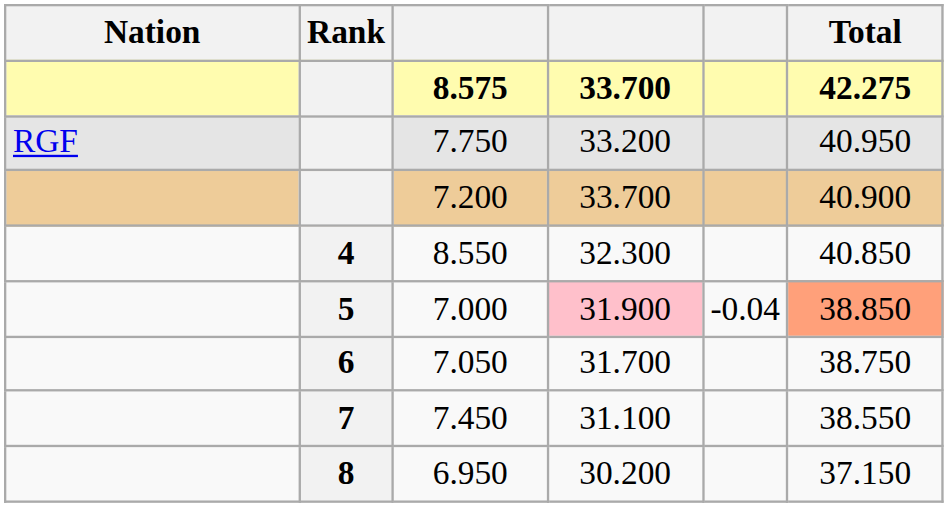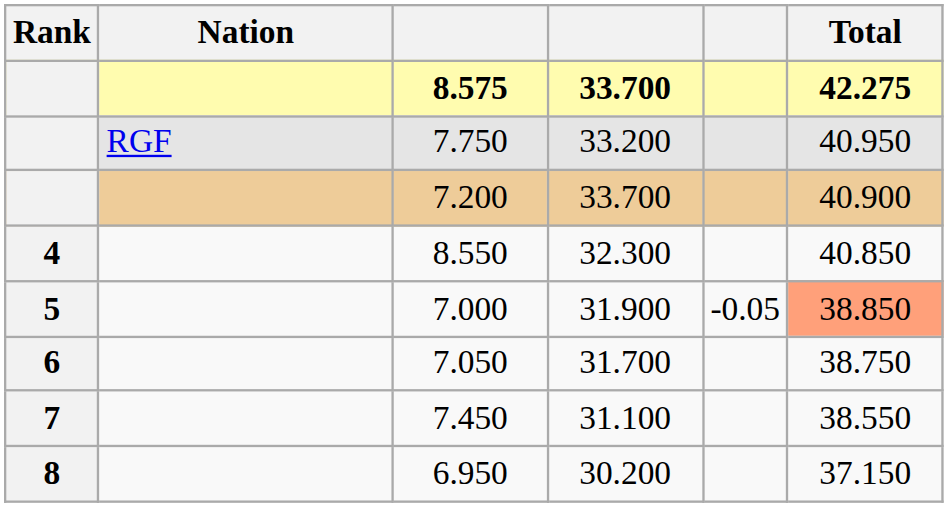columns swapped: (346, 32) <-> (152, 32)
(625, 307) pink background -> (625, 307) no background
(745, 307) -0.04 -> (745, 307) -0.05
